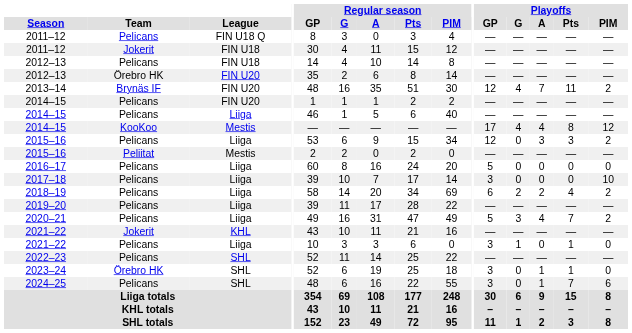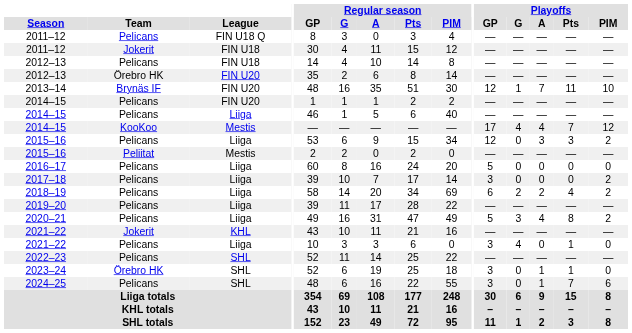(518, 88) 4 -> (518, 88) 1
(608, 88) 2 -> (608, 88) 10
(571, 127) 8 -> (571, 127) 7
(608, 179) 10 -> (608, 179) 2
(571, 218) 7 -> (571, 218) 8
(518, 244) 1 -> (518, 244) 4
